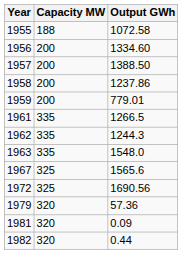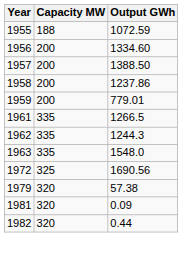(130, 30) 1072.58 -> (130, 30) 1072.59
- row: (19, 170)
(124, 205) 57.36 -> (124, 188) 57.38
